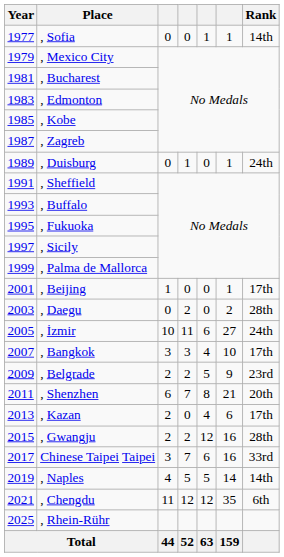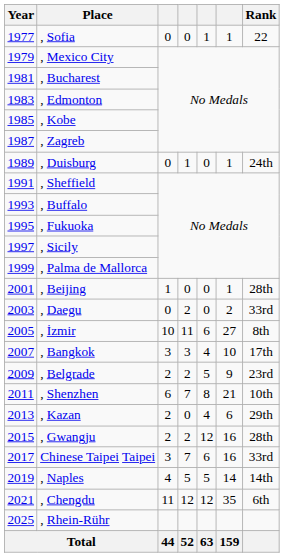(261, 36) 14th -> (261, 36) 22
(261, 288) 17th -> (261, 288) 28th
(261, 309) 28th -> (261, 309) 33rd
(261, 330) 24th -> (261, 330) 8th
(261, 394) 20th -> (261, 394) 10th
(261, 415) 17th -> (261, 415) 29th
